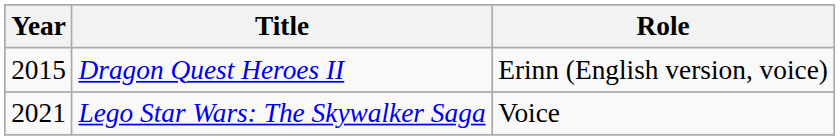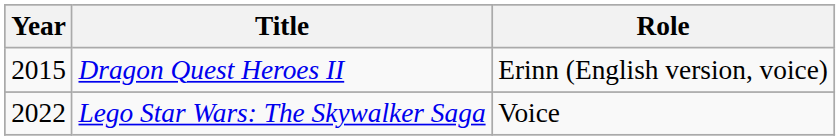(39, 112) 2021 -> (39, 112) 2022
